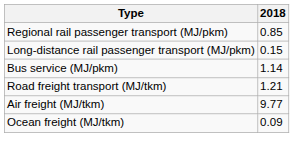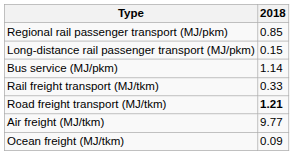+ row: (83, 86)
(271, 86) normal -> (271, 104) bold
